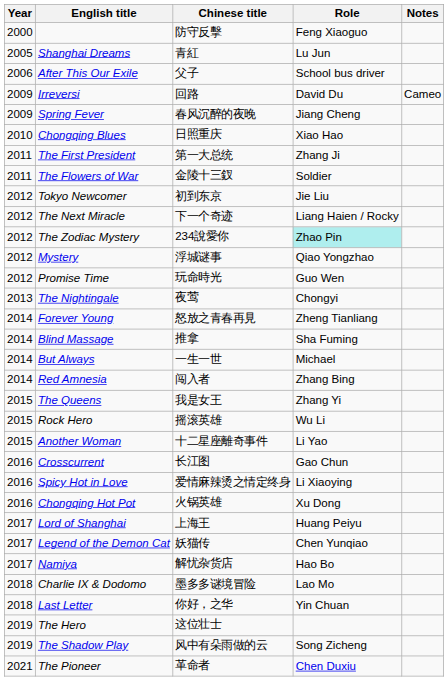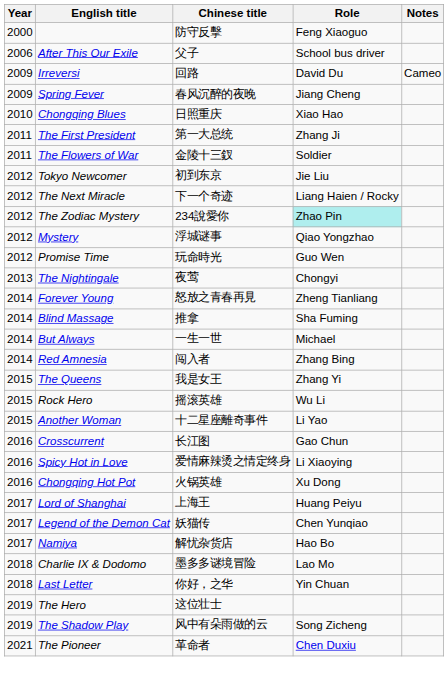- row: (84, 53)
